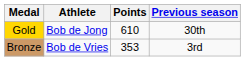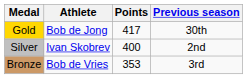(130, 30) 610 -> (131, 30) 417
+ row: (24, 47)
